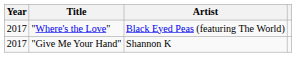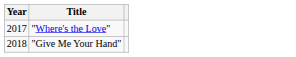- column: (205, 12)
(17, 44) 2017 -> (17, 44) 2018
